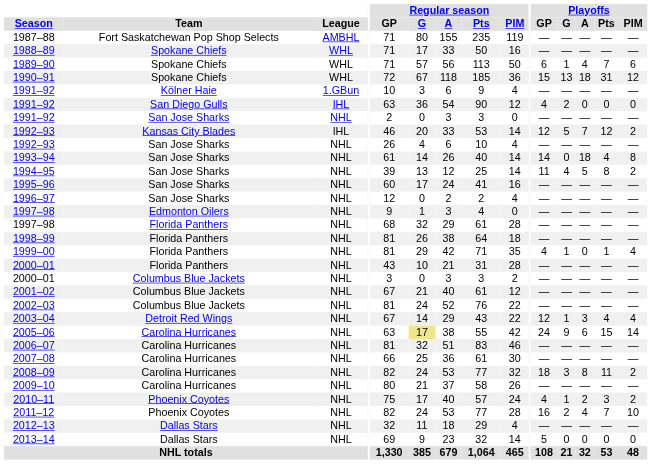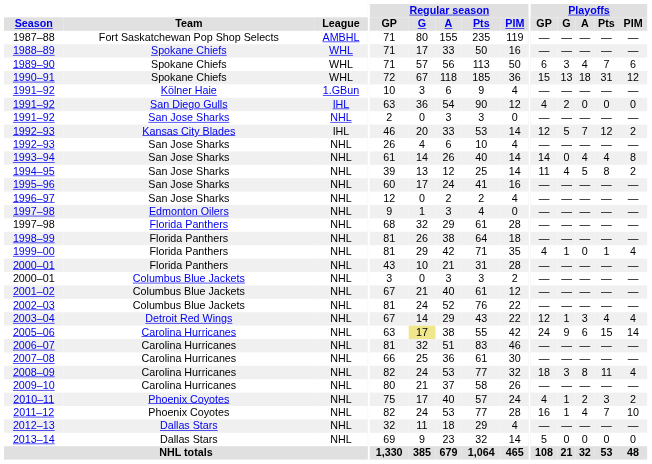(567, 64) 1 -> (567, 64) 3
(585, 158) 18 -> (585, 158) 4
(633, 372) 2 -> (633, 372) 4
(567, 412) 2 -> (567, 412) 1
